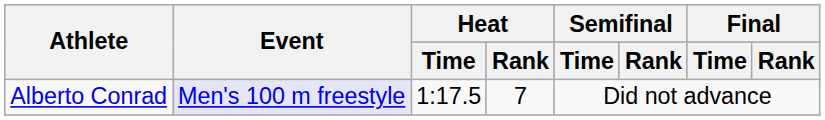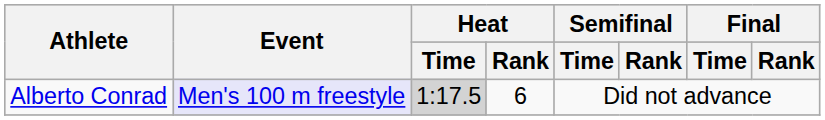(449, 97) no background -> (449, 97) lightgrey background
(521, 97) 7 -> (521, 97) 6
